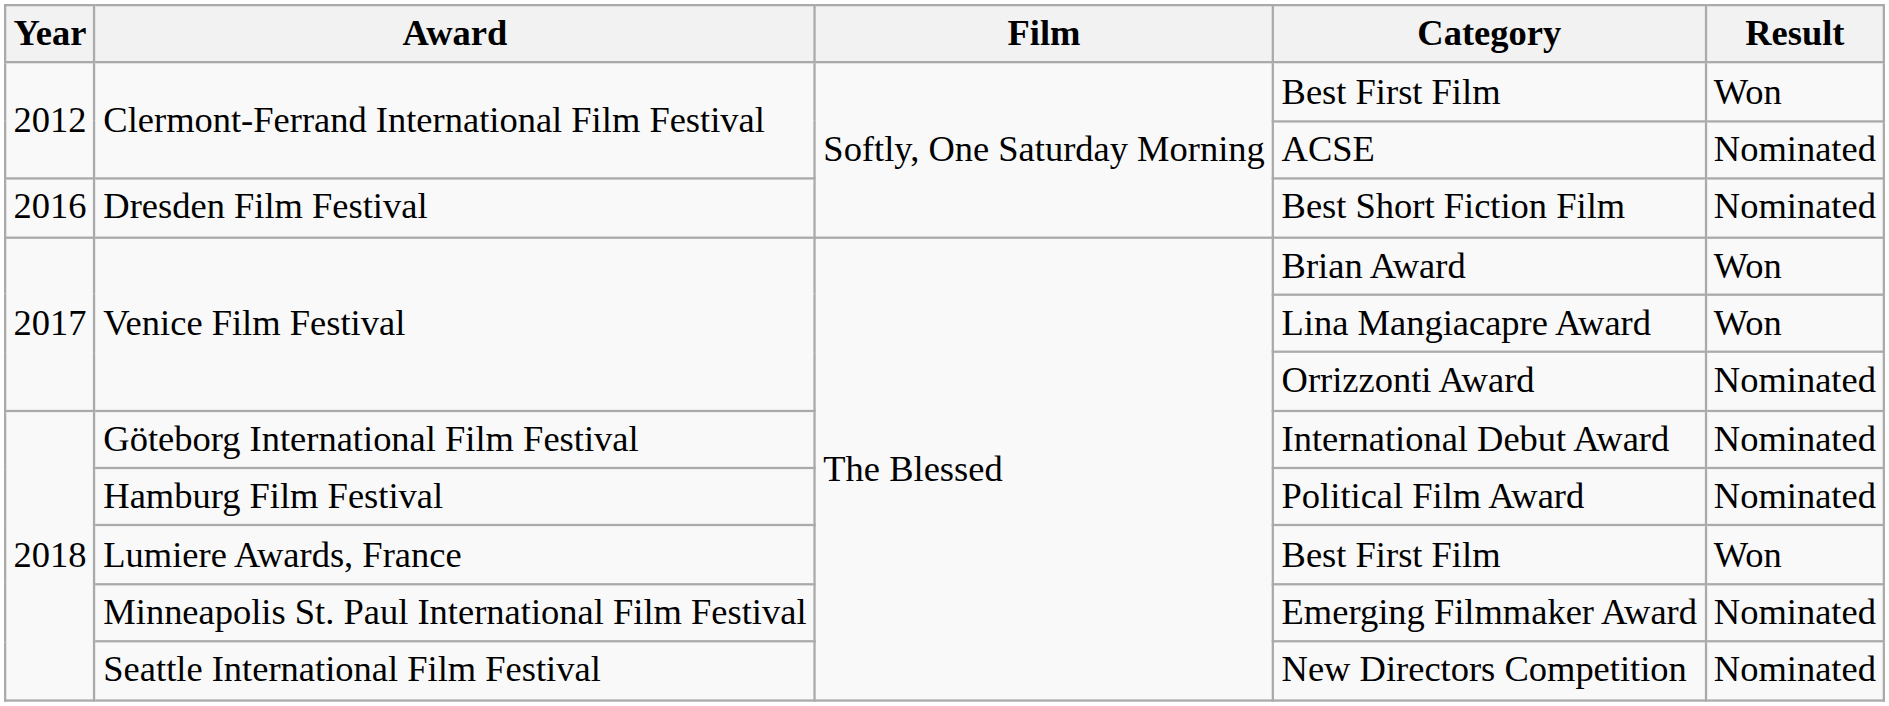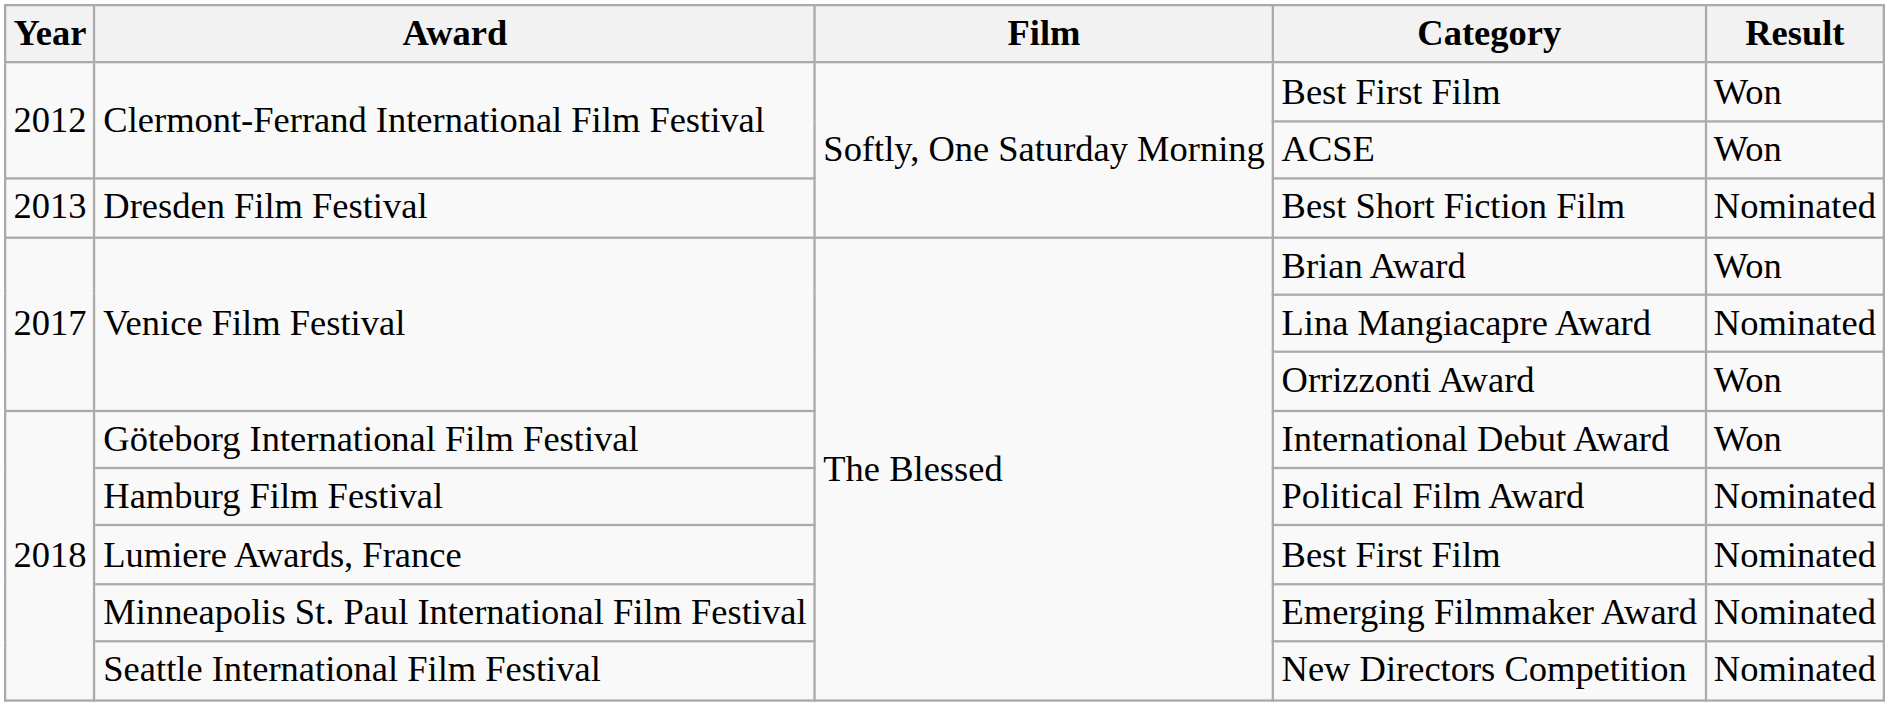(1795, 149) Nominated -> (1748, 149) Won
(50, 206) 2016 -> (50, 206) 2013
(1748, 322) Won -> (1795, 322) Nominated
(1795, 380) Nominated -> (1748, 380) Won
(1795, 438) Nominated -> (1748, 438) Won
(1748, 554) Won -> (1795, 554) Nominated
